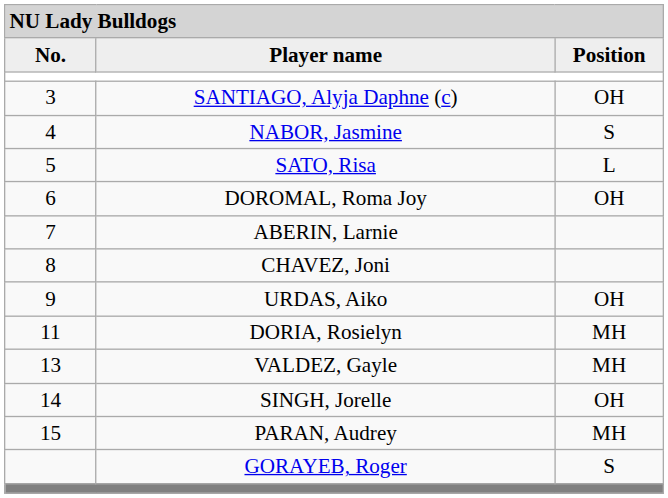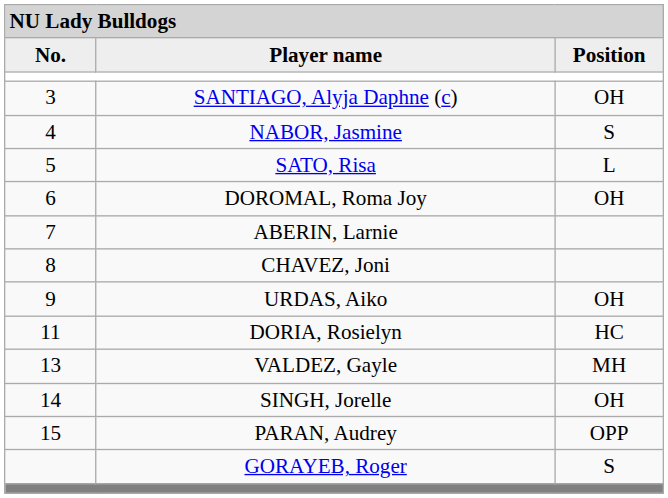(609, 332) MH -> (609, 332) HC
(609, 432) MH -> (609, 432) OPP
